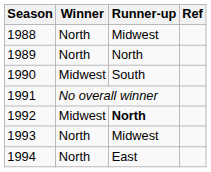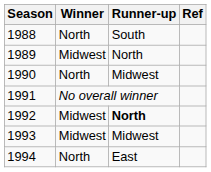(135, 34) Midwest -> (128, 34) South
(74, 55) North -> (82, 55) Midwest
(82, 75) Midwest -> (74, 75) North
(128, 75) South -> (135, 75) Midwest
(74, 136) North -> (82, 136) Midwest
